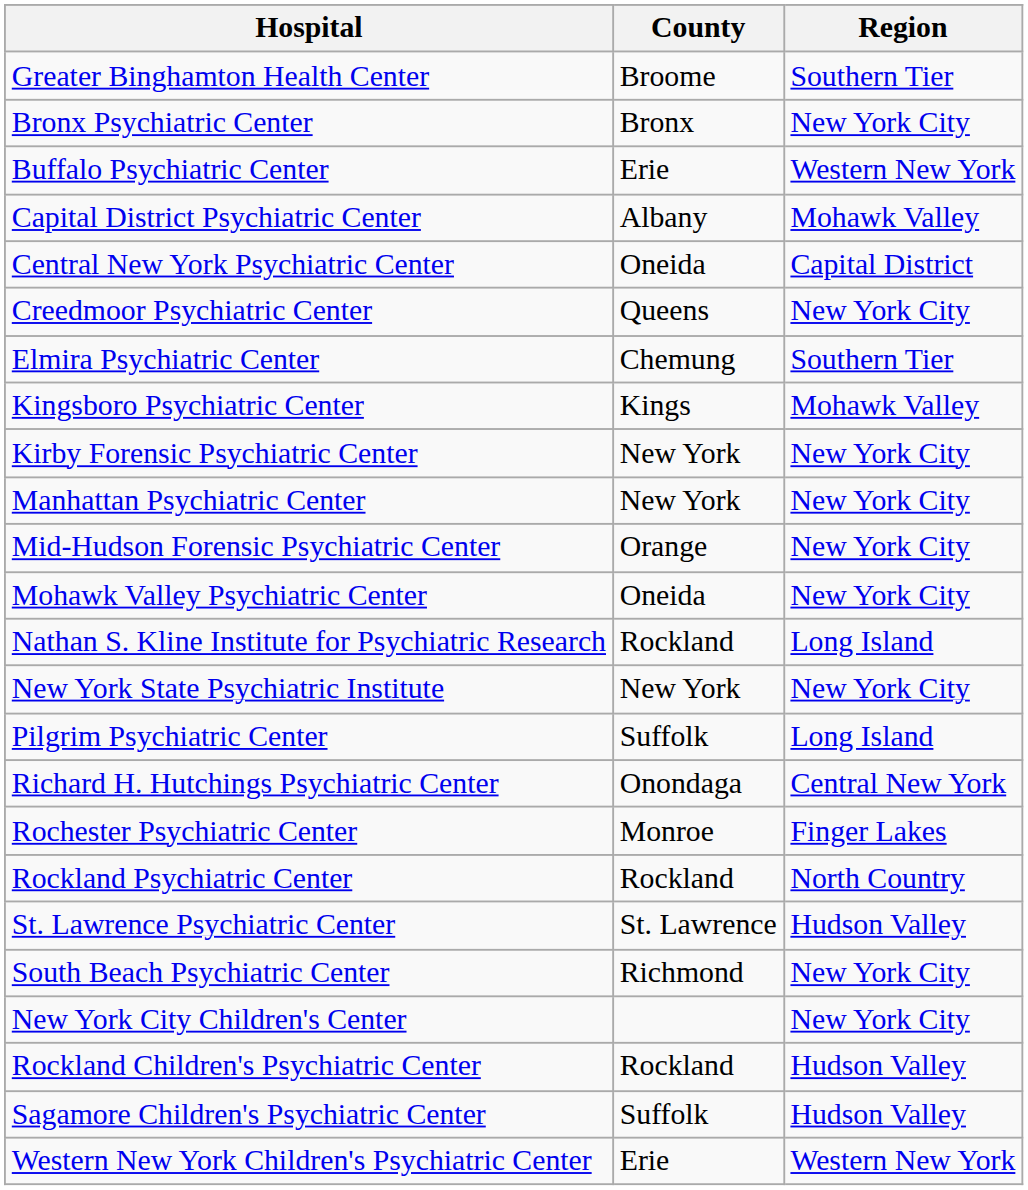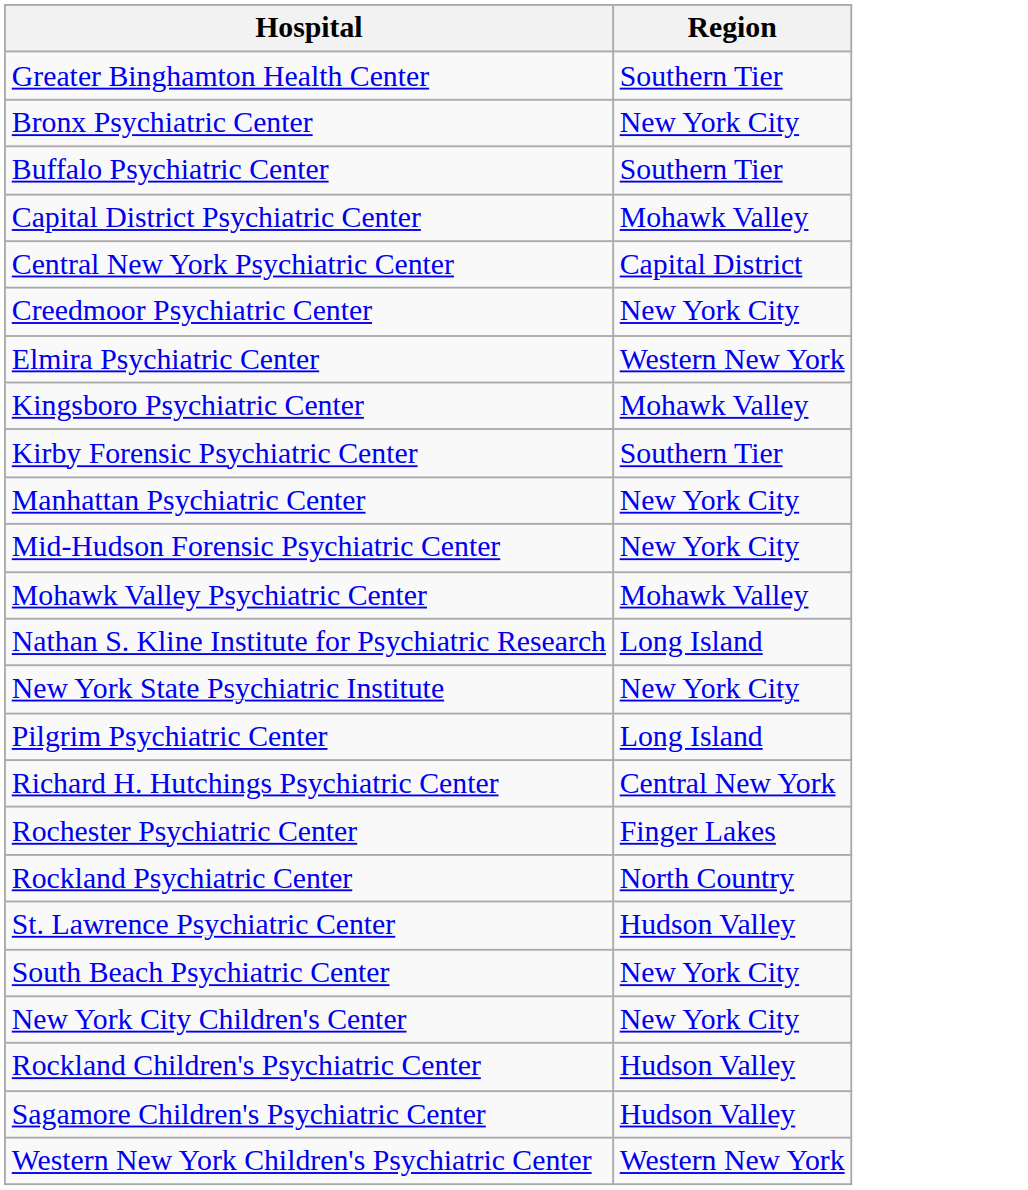- column: (698, 28)
(903, 169) Western New York -> (701, 169) Southern Tier
(872, 358) Southern Tier -> (732, 358) Western New York
(880, 452) New York City -> (701, 452) Southern Tier
(880, 594) New York City -> (714, 594) Mohawk Valley
